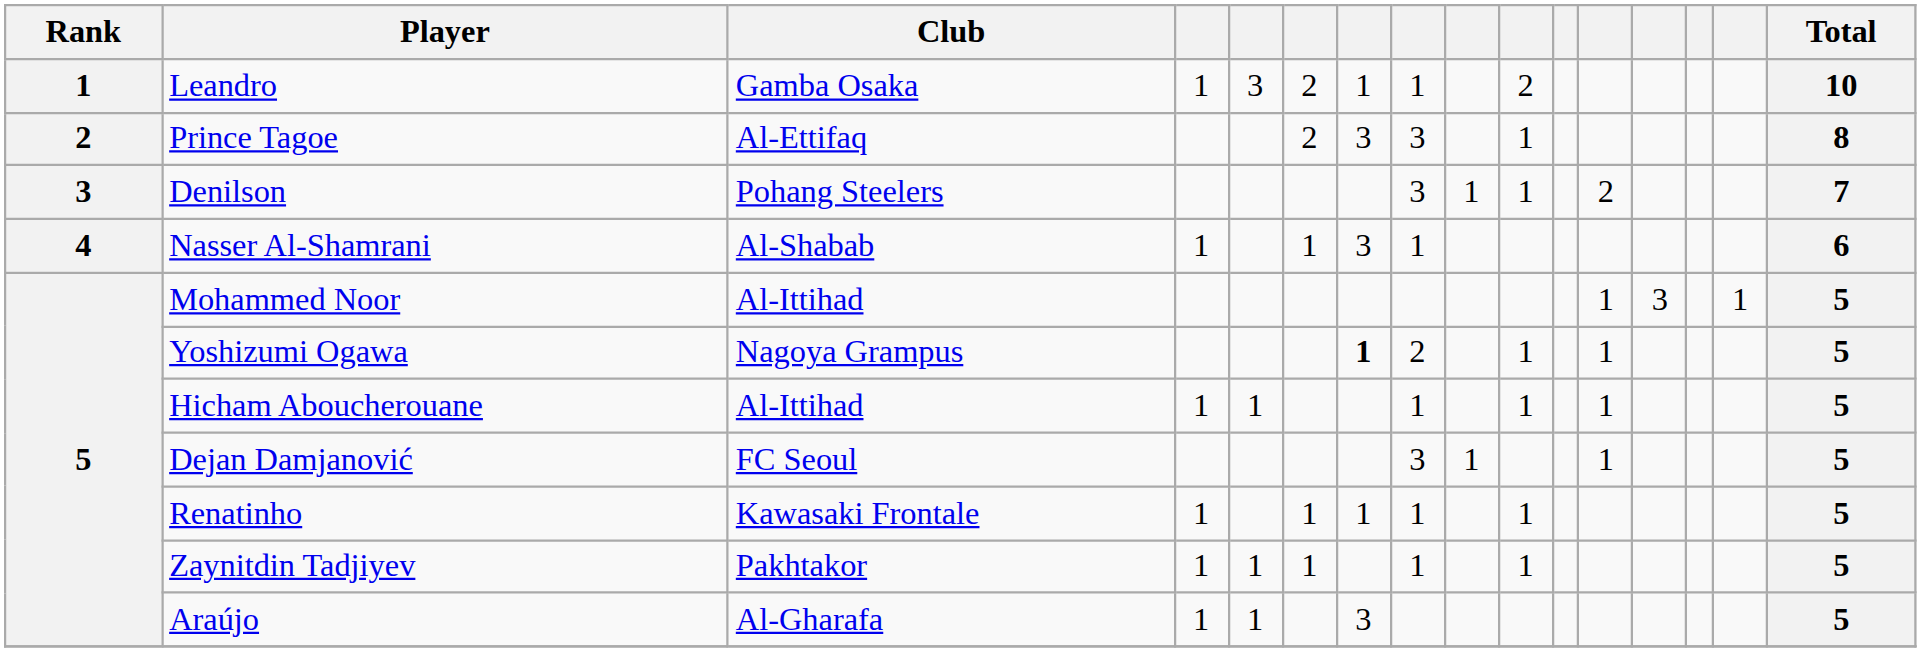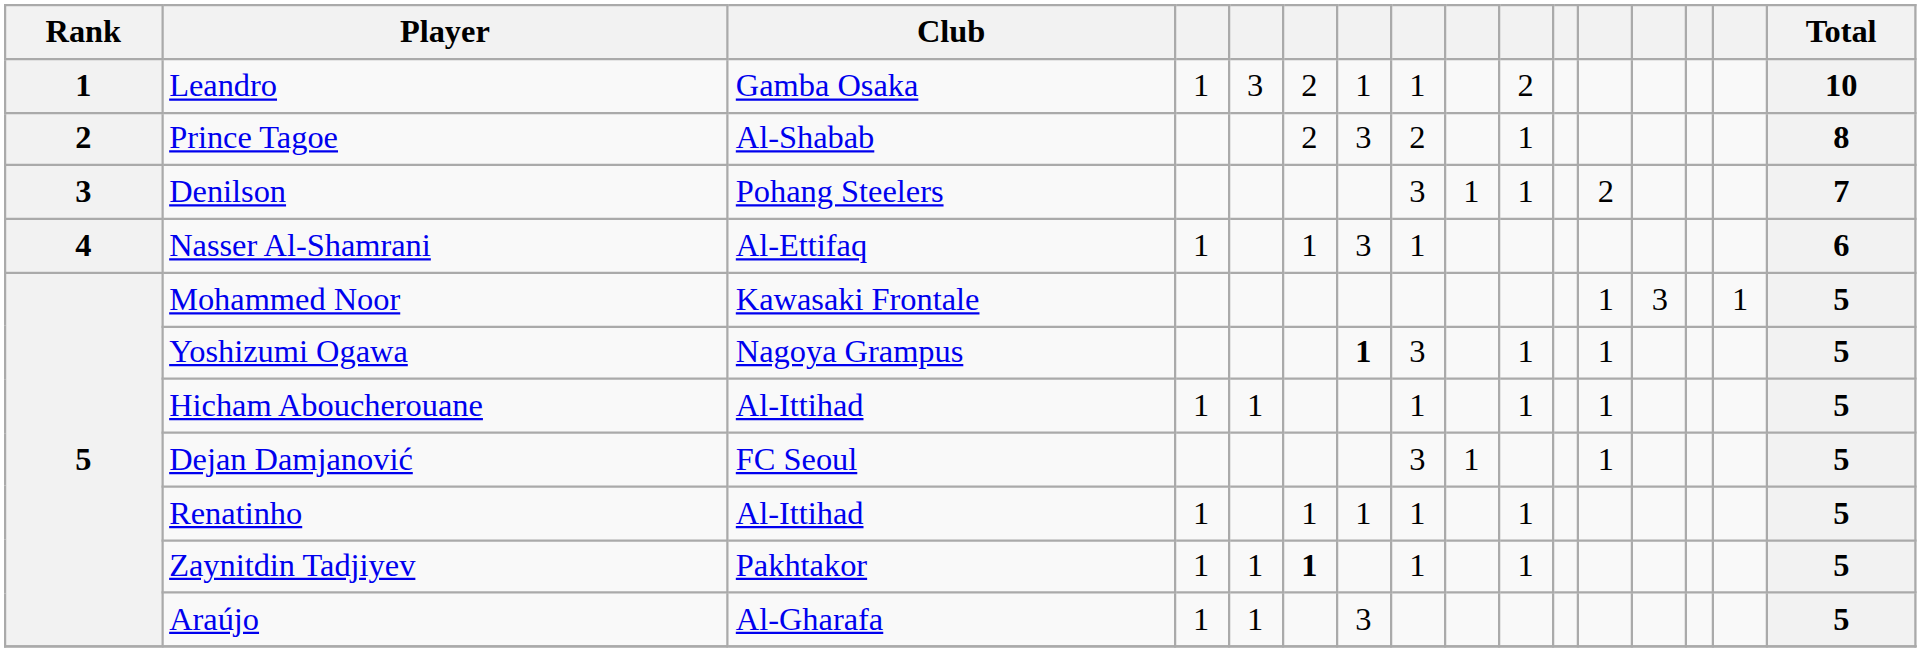(801, 138) Al-Ettifaq -> (805, 138) Al-Shabab
(1417, 138) 3 -> (1417, 138) 2
(805, 245) Al-Shabab -> (801, 245) Al-Ettifaq
(800, 298) Al-Ittihad -> (858, 298) Kawasaki Frontale
(1417, 352) 2 -> (1417, 352) 3
(858, 512) Kawasaki Frontale -> (800, 512) Al-Ittihad
(1309, 565) normal -> (1309, 565) bold
